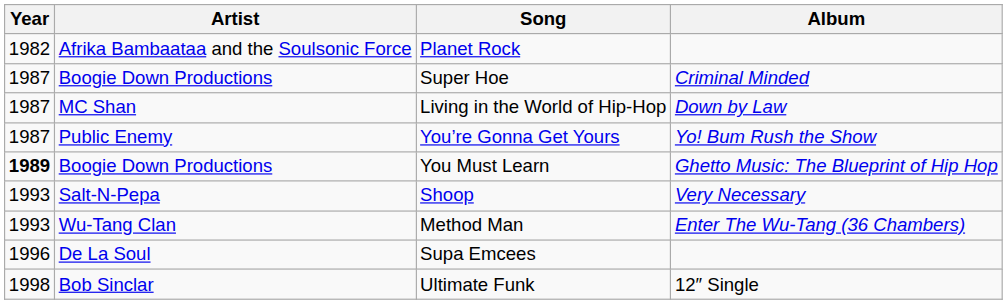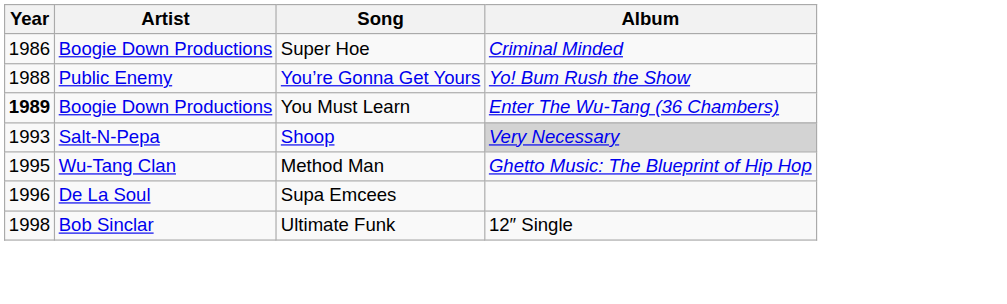- row: (470, 48)
(30, 78) 1987 -> (30, 48) 1986
- row: (543, 107)
(30, 136) 1987 -> (30, 78) 1988
(836, 166) Ghetto Music: The Blueprint of Hip Hop -> (634, 107) Enter The Wu-Tang (36 Chambers)
(740, 195) no background -> (554, 136) lightgrey background
(30, 225) 1993 -> (30, 166) 1995
(820, 225) Enter The Wu-Tang (36 Chambers) -> (650, 166) Ghetto Music: The Blueprint of Hip Hop
